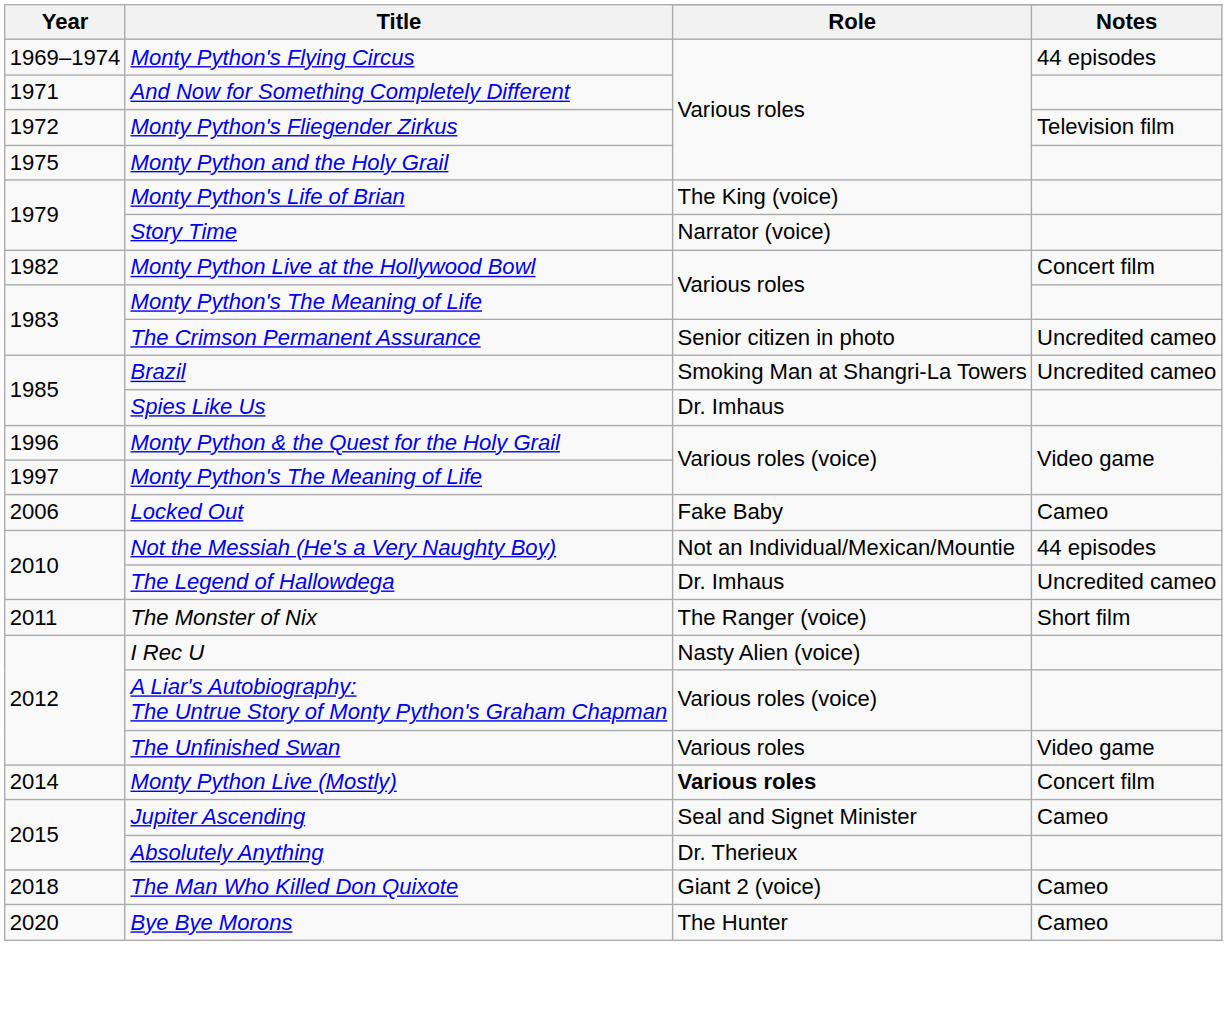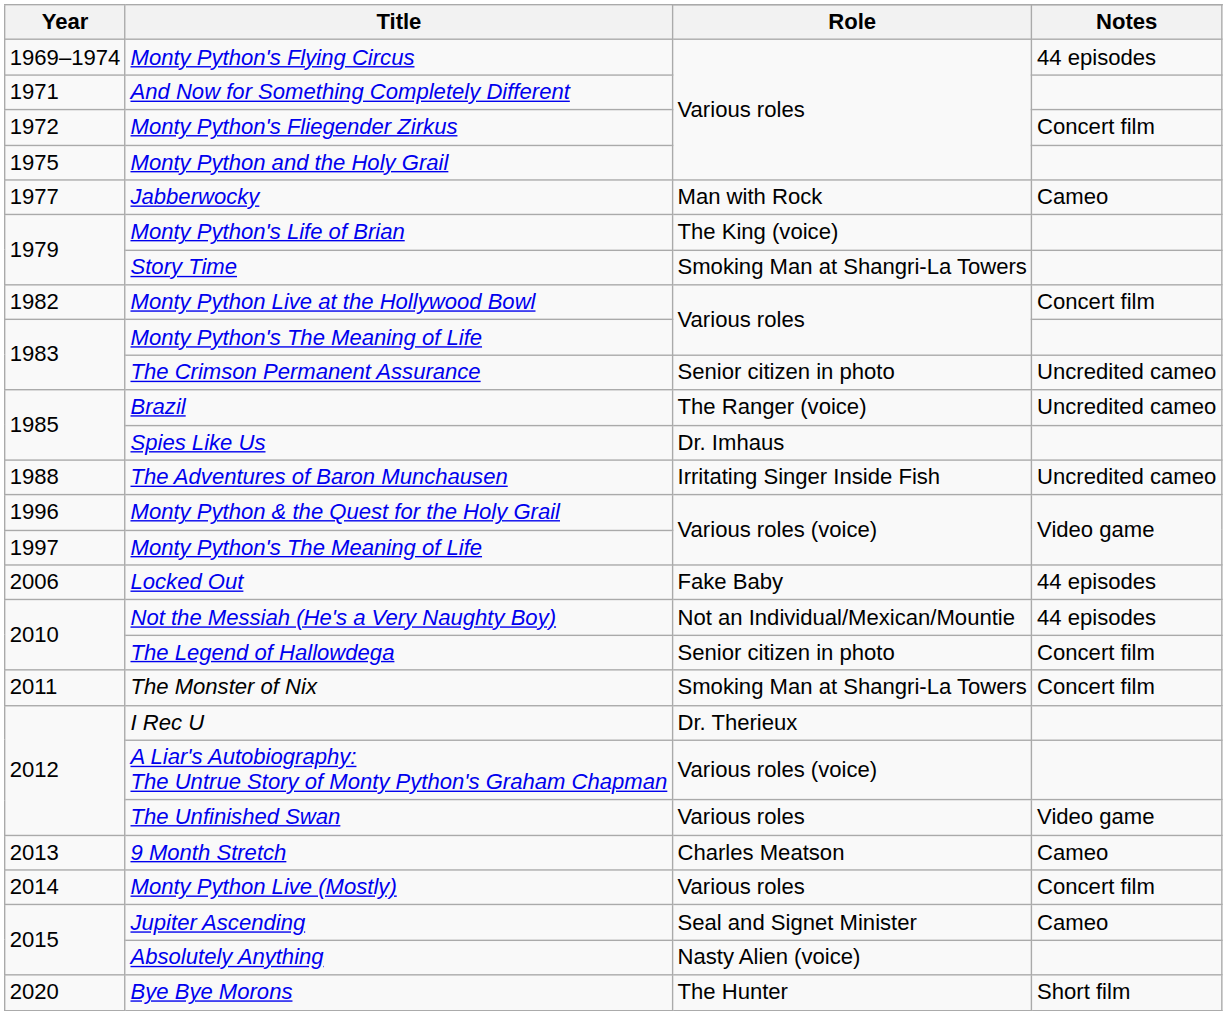(1106, 127) Television film -> (1096, 127) Concert film
+ row: (34, 197)
(754, 232) Narrator (voice) -> (852, 267) Smoking Man at Shangri-La Towers
(852, 372) Smoking Man at Shangri-La Towers -> (772, 407) The Ranger (voice)
+ row: (34, 477)
(1073, 512) Cameo -> (1097, 582) 44 episodes
(731, 582) Dr. Imhaus -> (786, 652) Senior citizen in photo
(1127, 582) Uncredited cameo -> (1096, 652) Concert film
(772, 617) The Ranger (voice) -> (852, 687) Smoking Man at Shangri-La Towers
(1084, 617) Short film -> (1096, 687) Concert film
(769, 652) Nasty Alien (voice) -> (737, 722) Dr. Therieux
+ row: (34, 852)
(747, 782) bold -> (741, 887) normal
(737, 852) Dr. Therieux -> (769, 957) Nasty Alien (voice)
- row: (34, 887)
(1073, 922) Cameo -> (1084, 992) Short film
